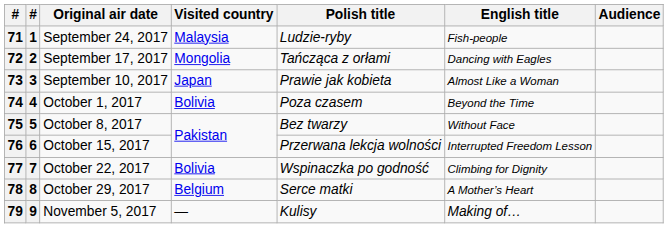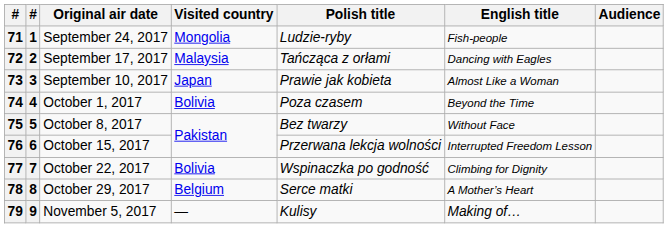(201, 37) Malaysia -> (202, 37) Mongolia
(202, 59) Mongolia -> (201, 59) Malaysia
